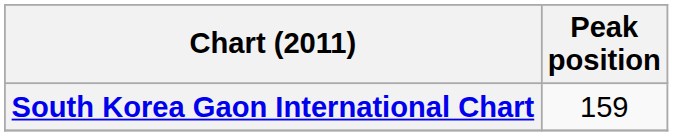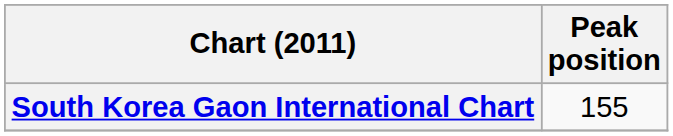(604, 106) 159 -> (604, 106) 155
